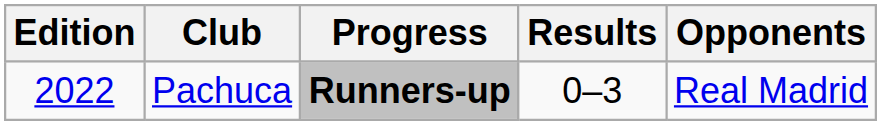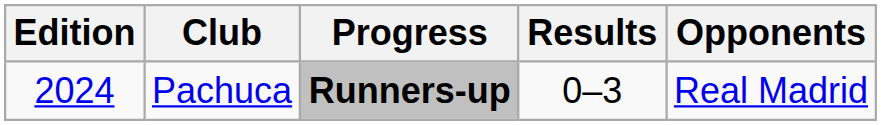(74, 90) 2022 -> (74, 90) 2024
